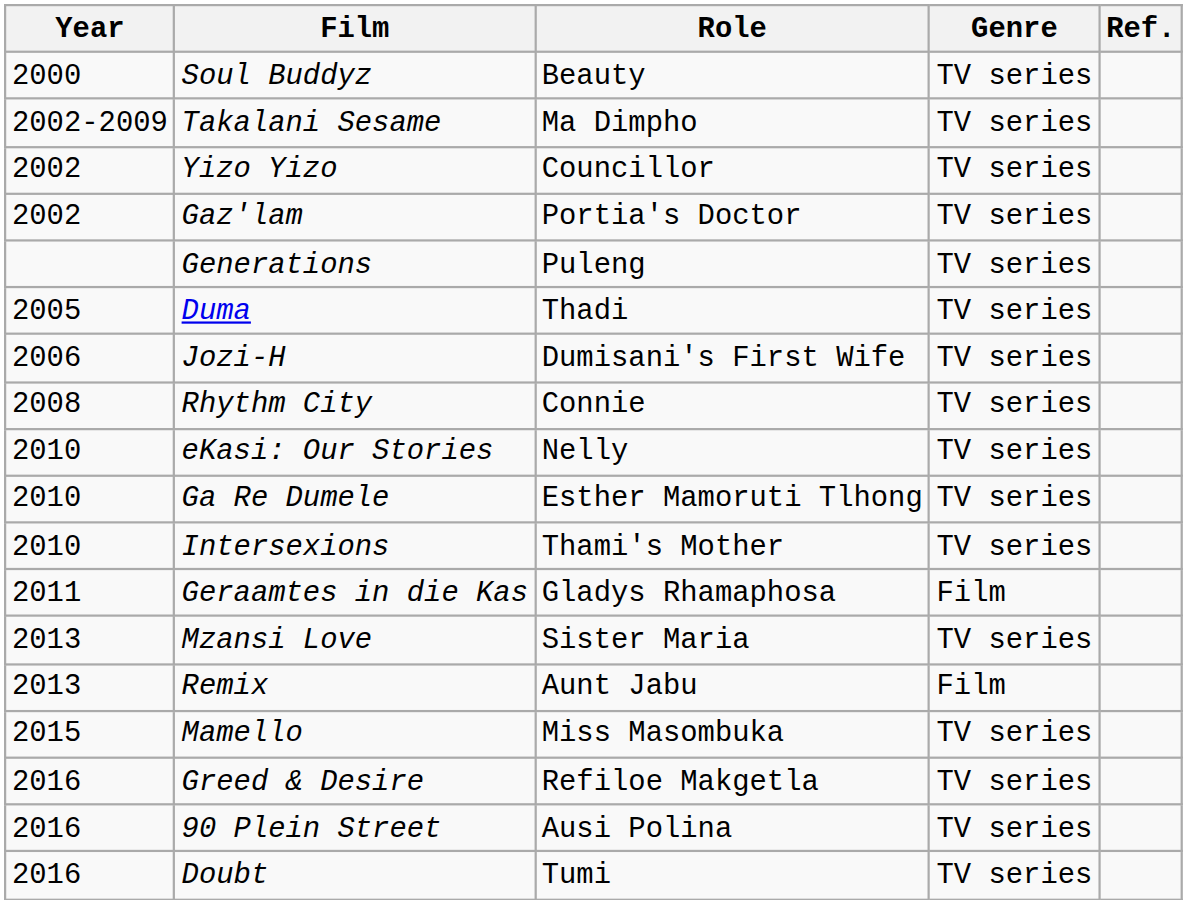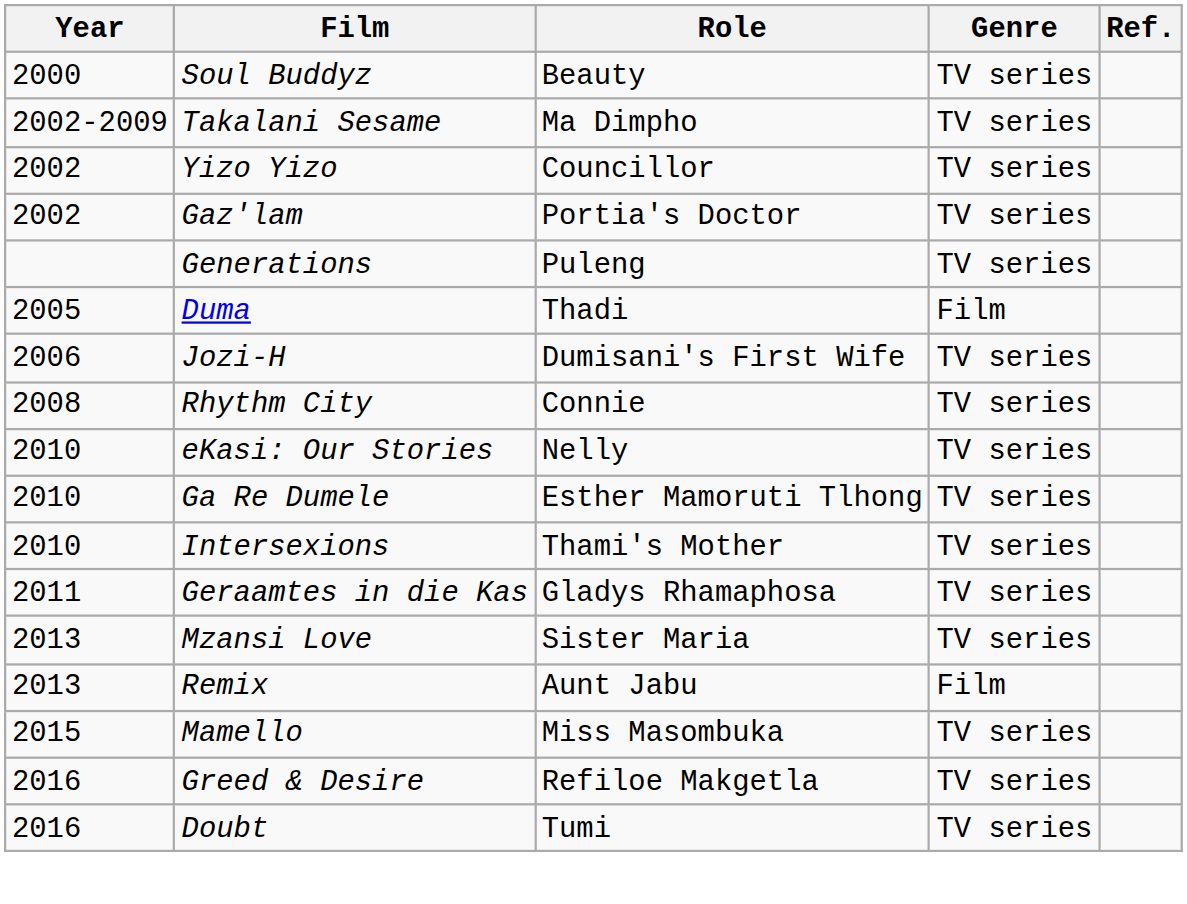(1014, 311) TV series -> (971, 311) Film
(971, 593) Film -> (1014, 593) TV series
- row: (312, 828)
